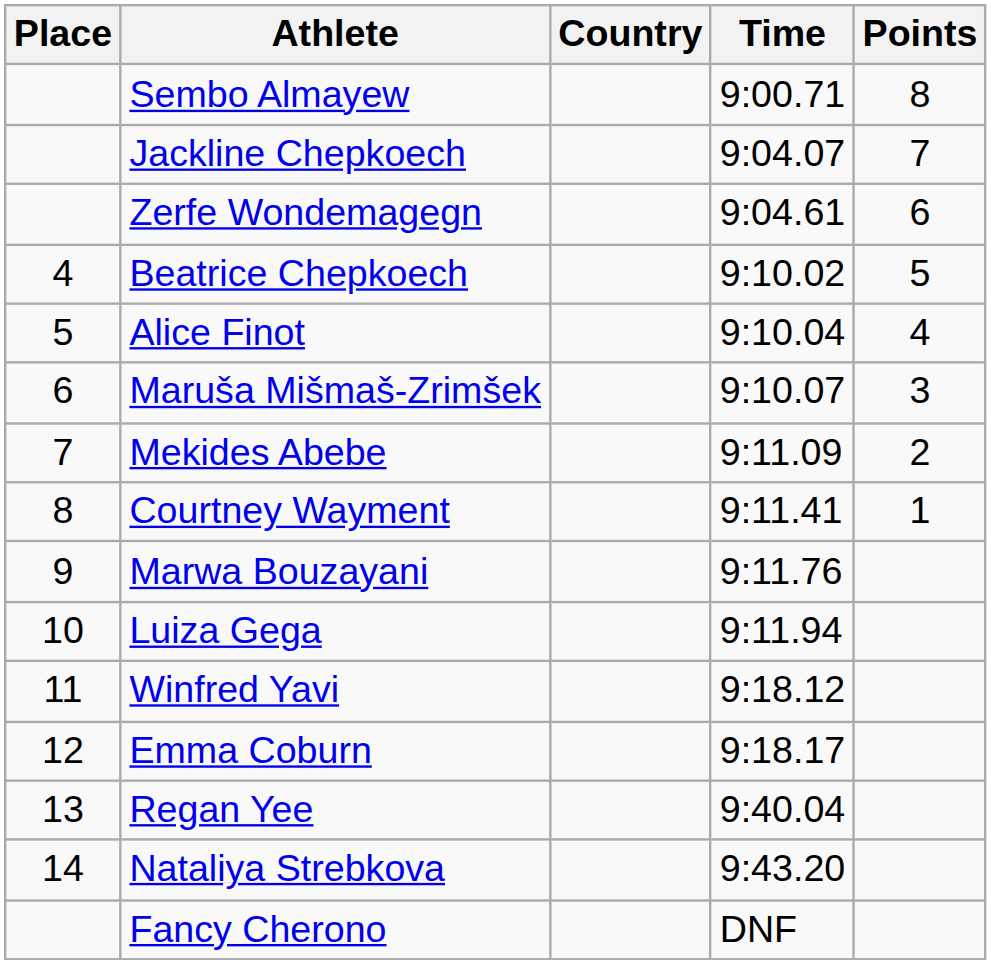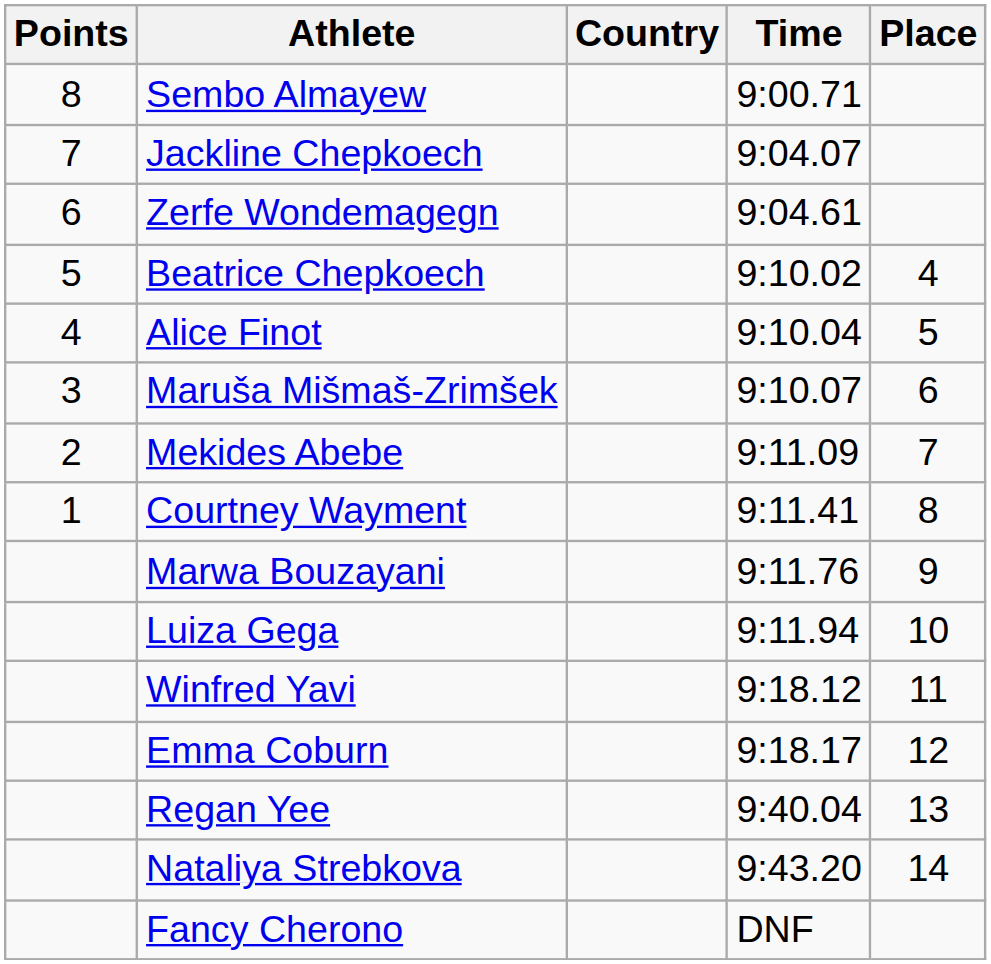columns swapped: (63, 34) <-> (920, 34)
